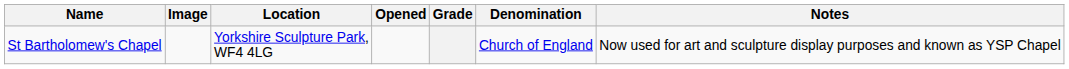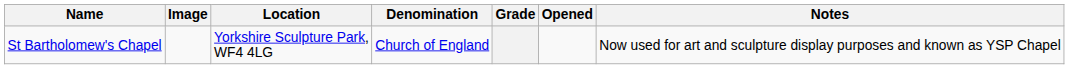columns swapped: (536, 15) <-> (401, 15)
